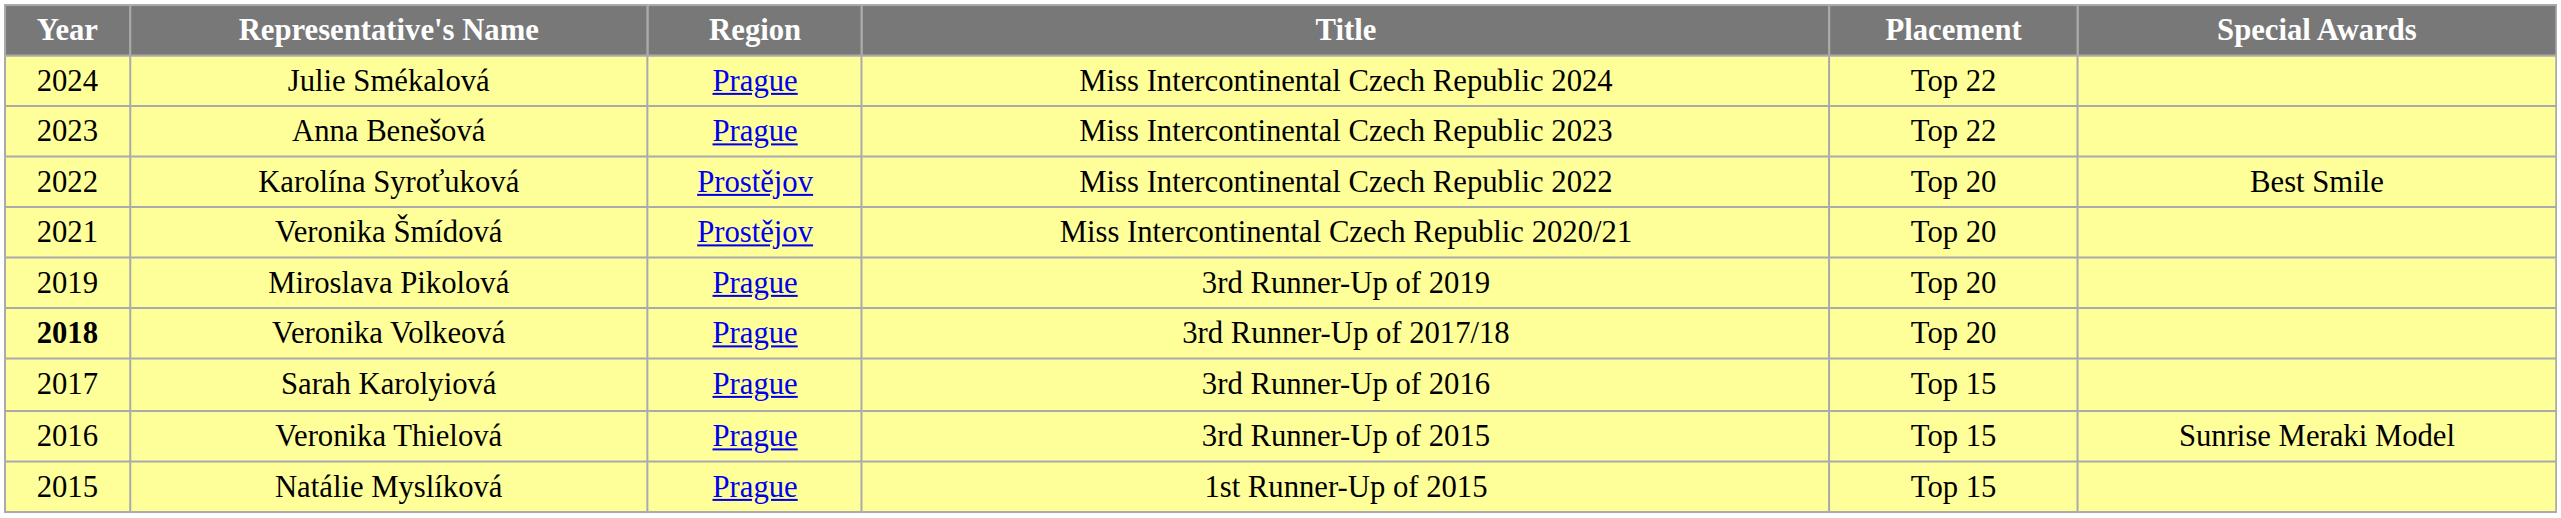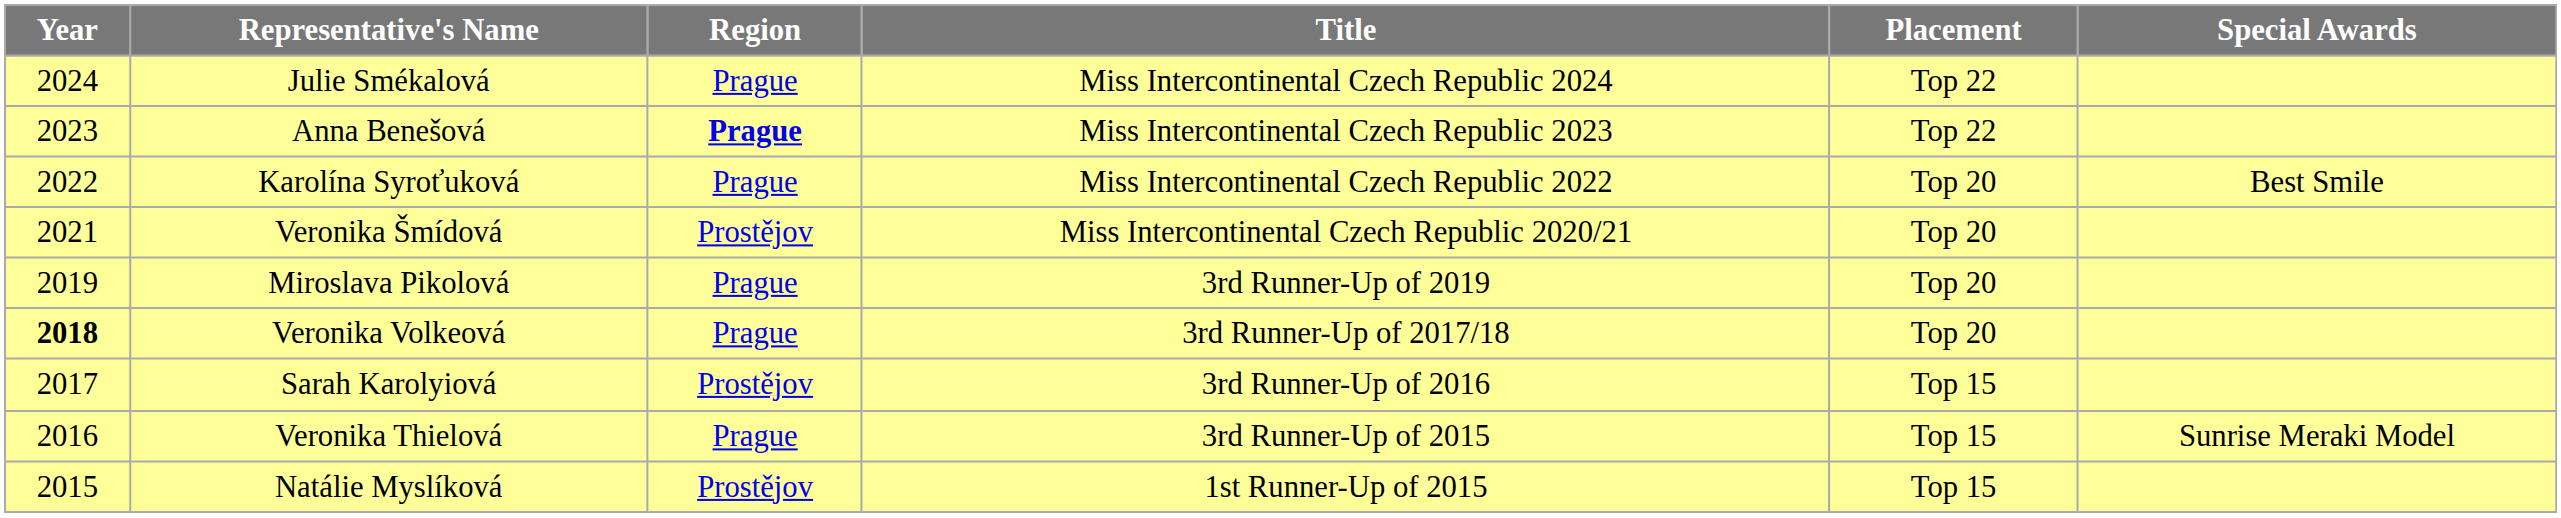(755, 131) normal -> (755, 131) bold
(755, 181) Prostějov -> (755, 181) Prague
(755, 384) Prague -> (755, 384) Prostějov
(755, 485) Prague -> (755, 485) Prostějov
